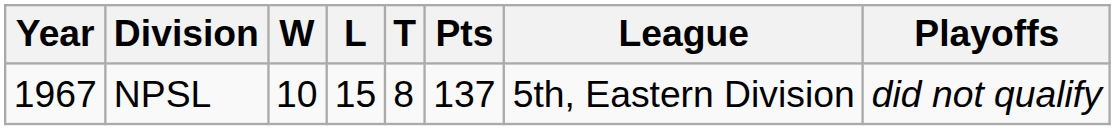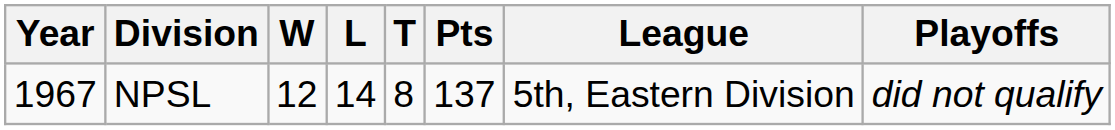(297, 93) 10 -> (297, 93) 12
(355, 93) 15 -> (355, 93) 14
